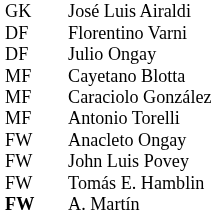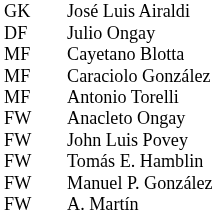- row: (128, 32)
+ row: (140, 182)
(20, 204) bold -> (18, 204) normal
